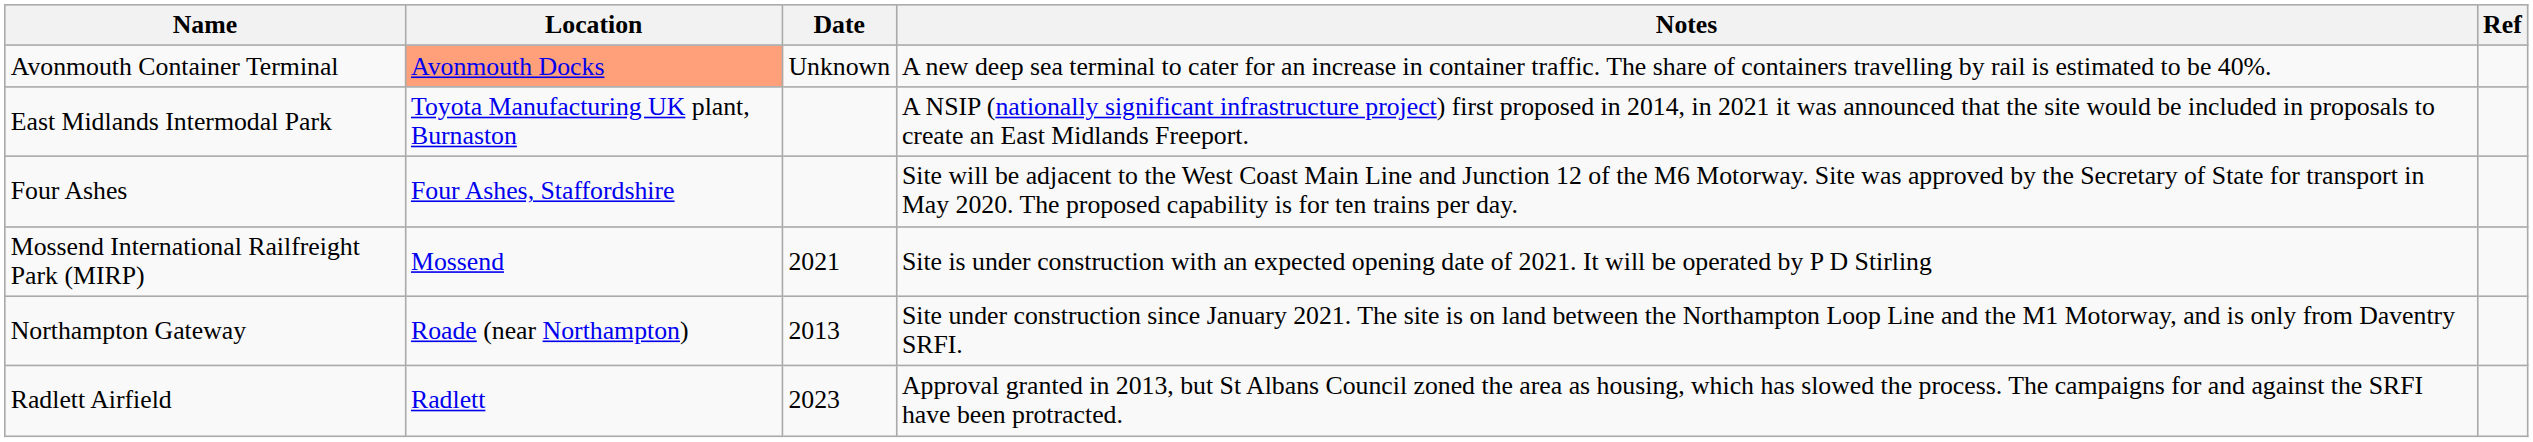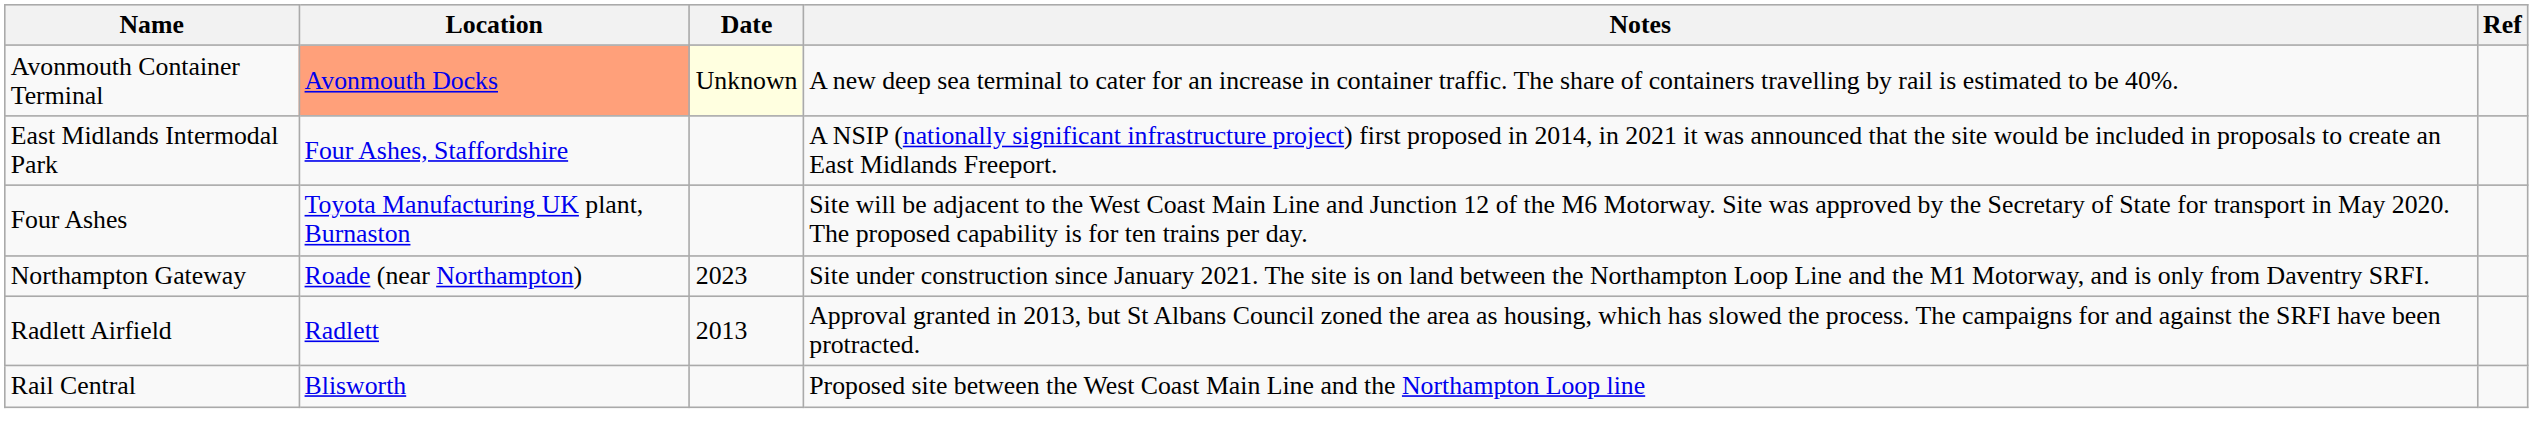(839, 65) no background -> (747, 80) lightyellow background
(580, 121) Toyota Manufacturing UK plant, Burnaston -> (436, 150) Four Ashes, Staffordshire
(543, 190) Four Ashes, Staffordshire -> (474, 219) Toyota Manufacturing UK plant, Burnaston
- row: (185, 260)
(814, 330) 2013 -> (722, 275) 2023
(814, 400) 2023 -> (722, 330) 2013
+ row: (73, 385)
